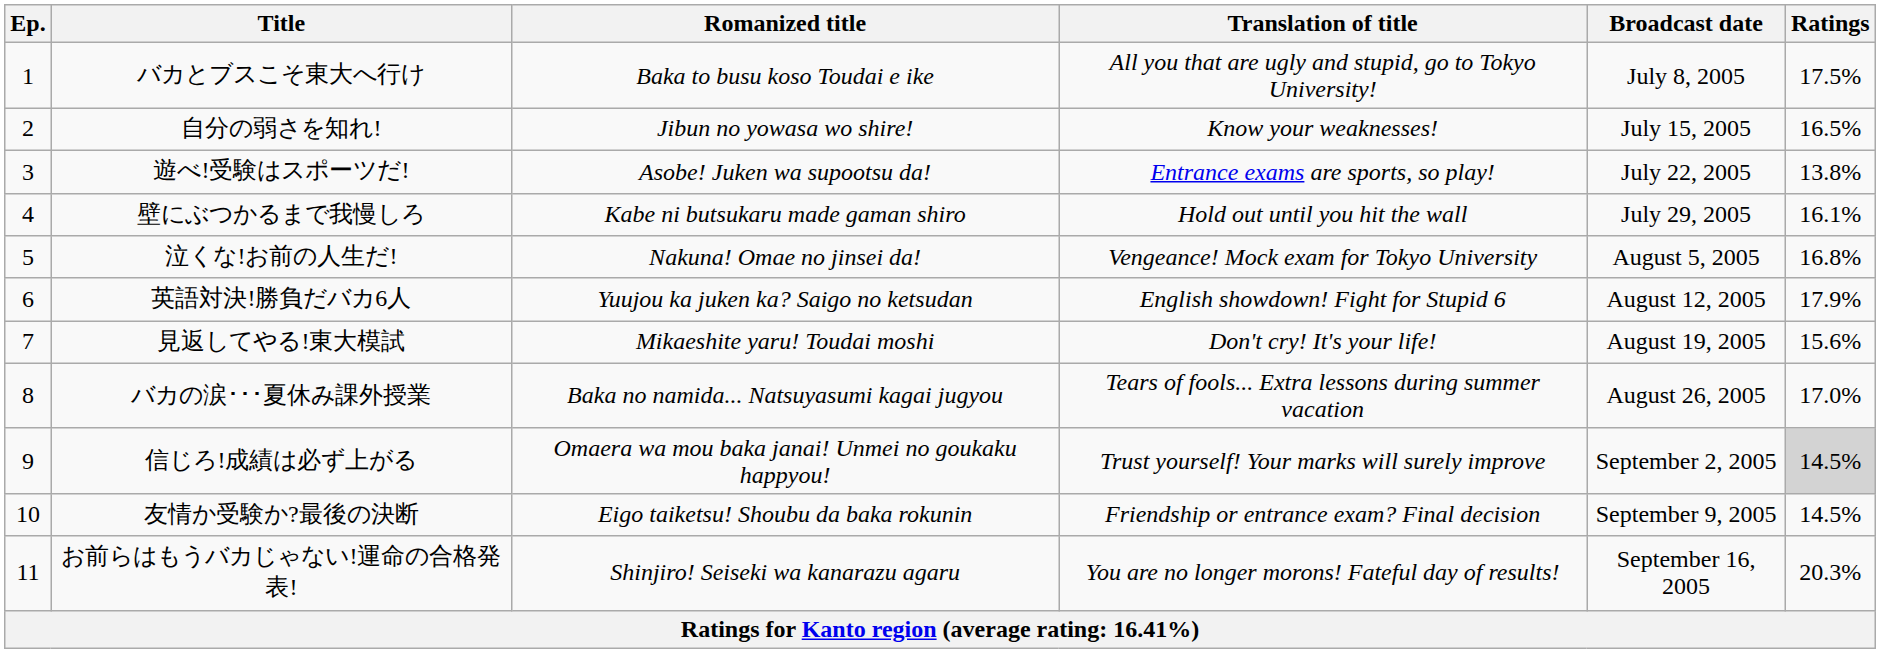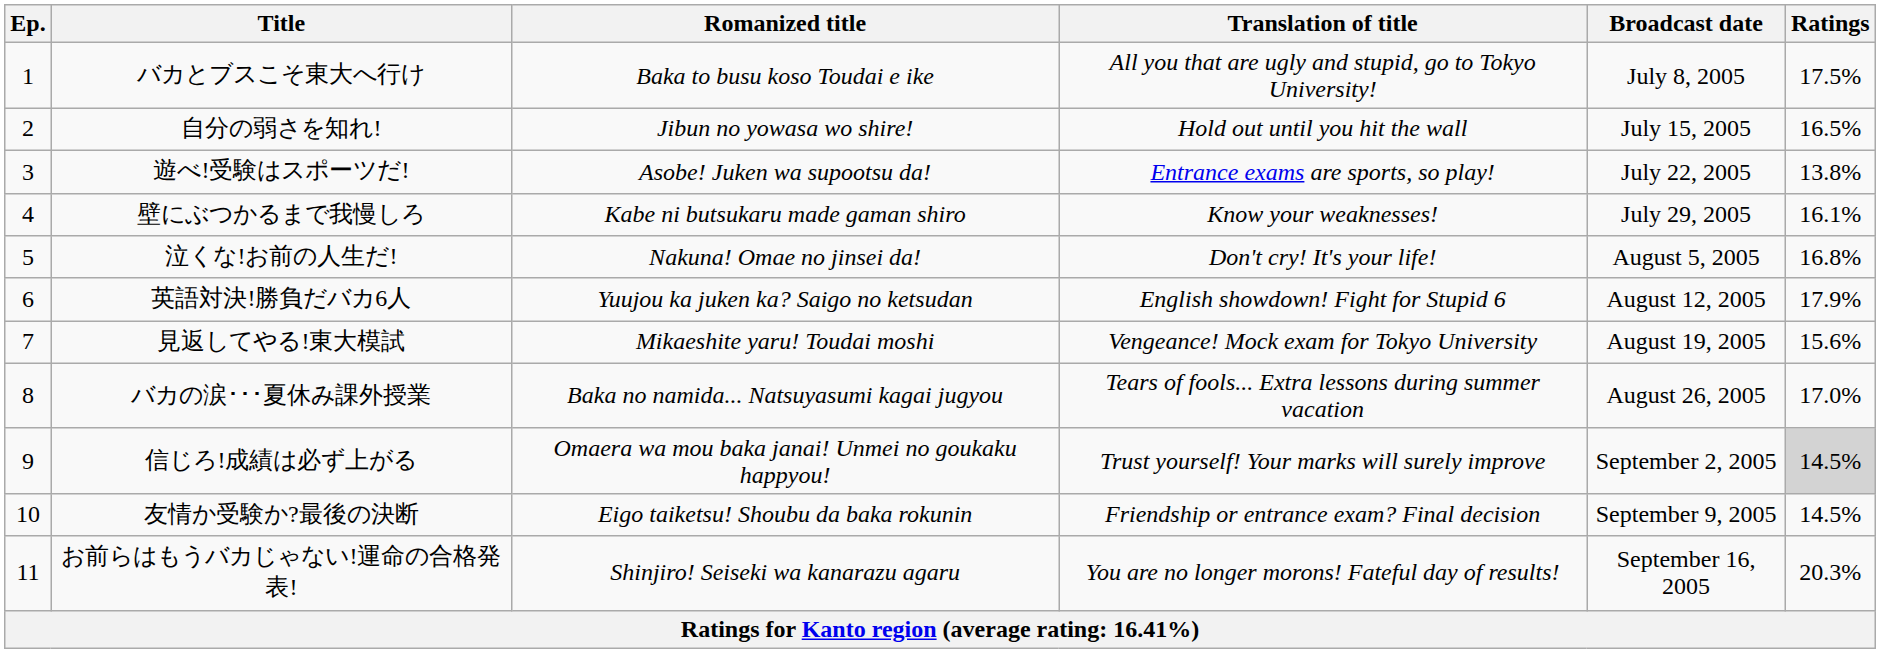(1323, 128) Know your weaknesses! -> (1323, 128) Hold out until you hit the wall
(1323, 214) Hold out until you hit the wall -> (1323, 214) Know your weaknesses!
(1323, 256) Vengeance! Mock exam for Tokyo University -> (1323, 256) Don't cry! It's your life!
(1323, 341) Don't cry! It's your life! -> (1323, 341) Vengeance! Mock exam for Tokyo University
